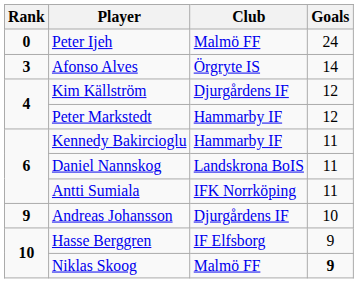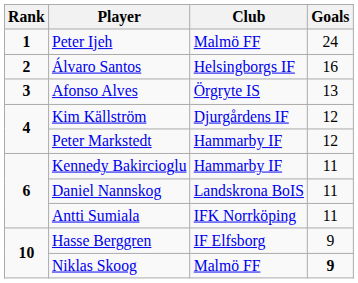(26, 41) 0 -> (26, 41) 1
+ row: (97, 66)
(330, 66) 14 -> (330, 91) 13
- row: (112, 215)
